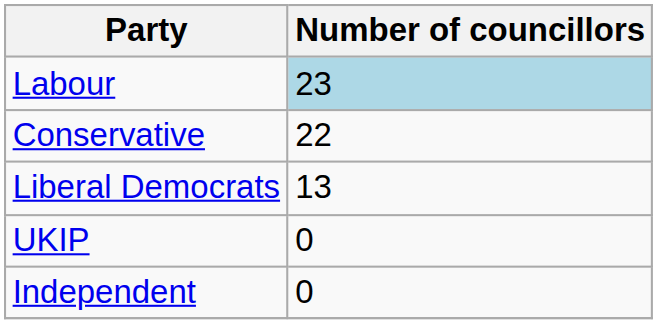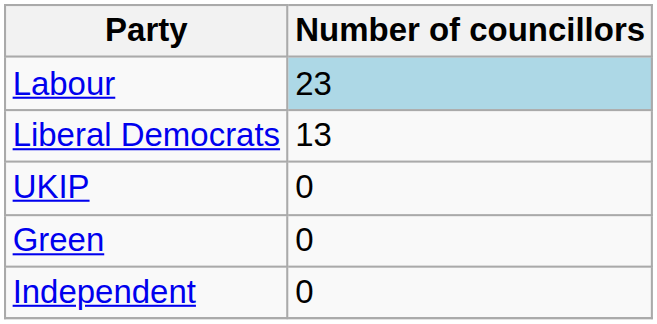- row: (109, 135)
+ row: (58, 239)
